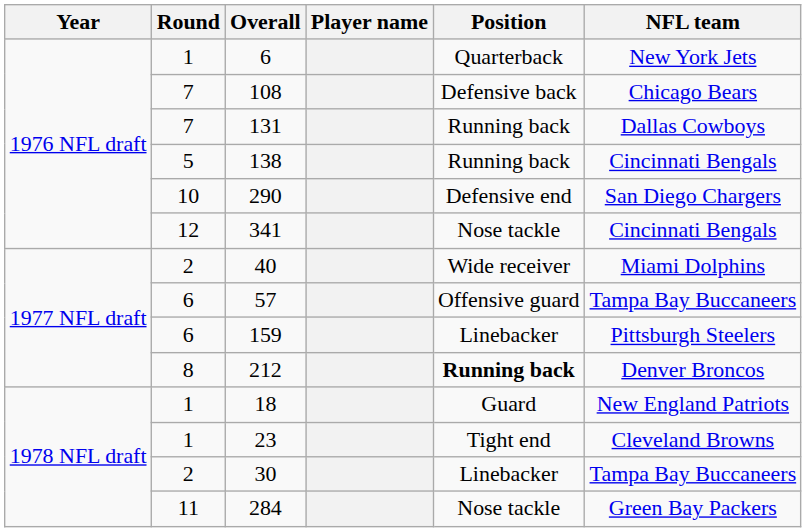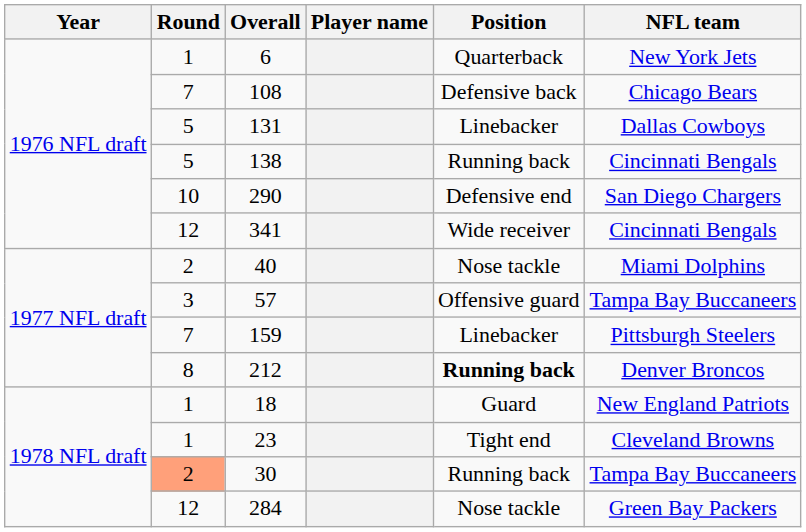(188, 126) 7 -> (188, 126) 5
(509, 126) Running back -> (509, 126) Linebacker
(509, 230) Nose tackle -> (509, 230) Wide receiver
(509, 265) Wide receiver -> (509, 265) Nose tackle
(188, 299) 6 -> (188, 299) 3
(188, 334) 6 -> (188, 334) 7
(188, 473) no background -> (188, 473) lightsalmon background
(509, 473) Linebacker -> (509, 473) Running back
(188, 508) 11 -> (188, 508) 12
